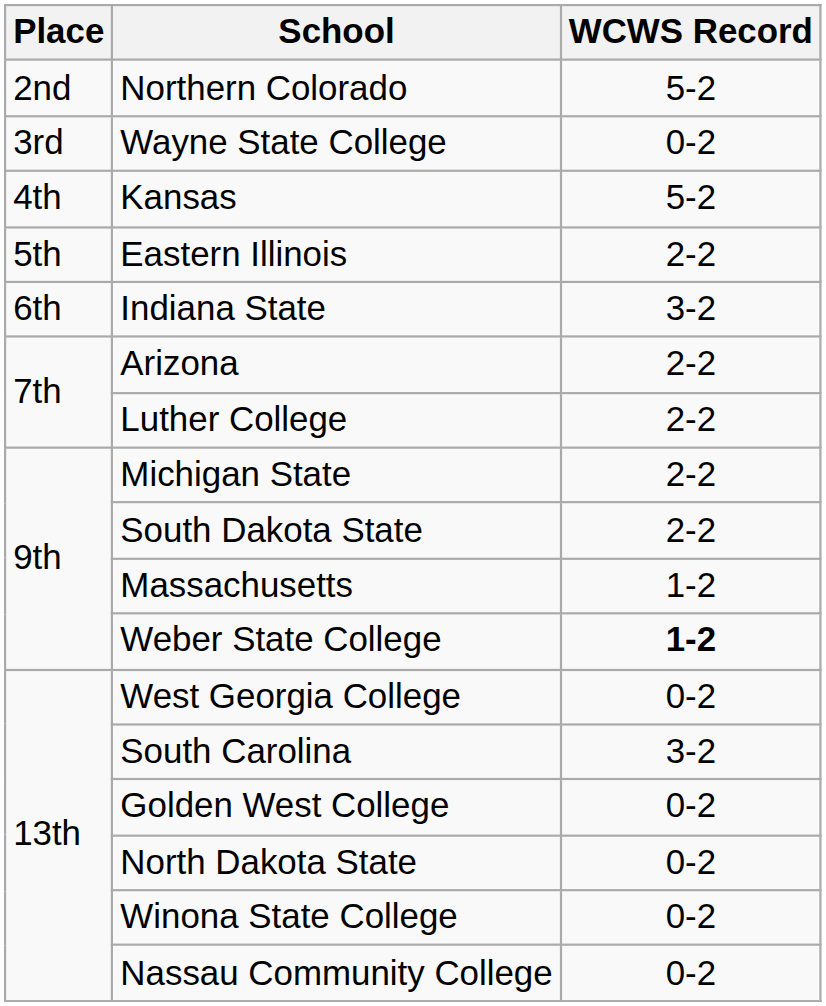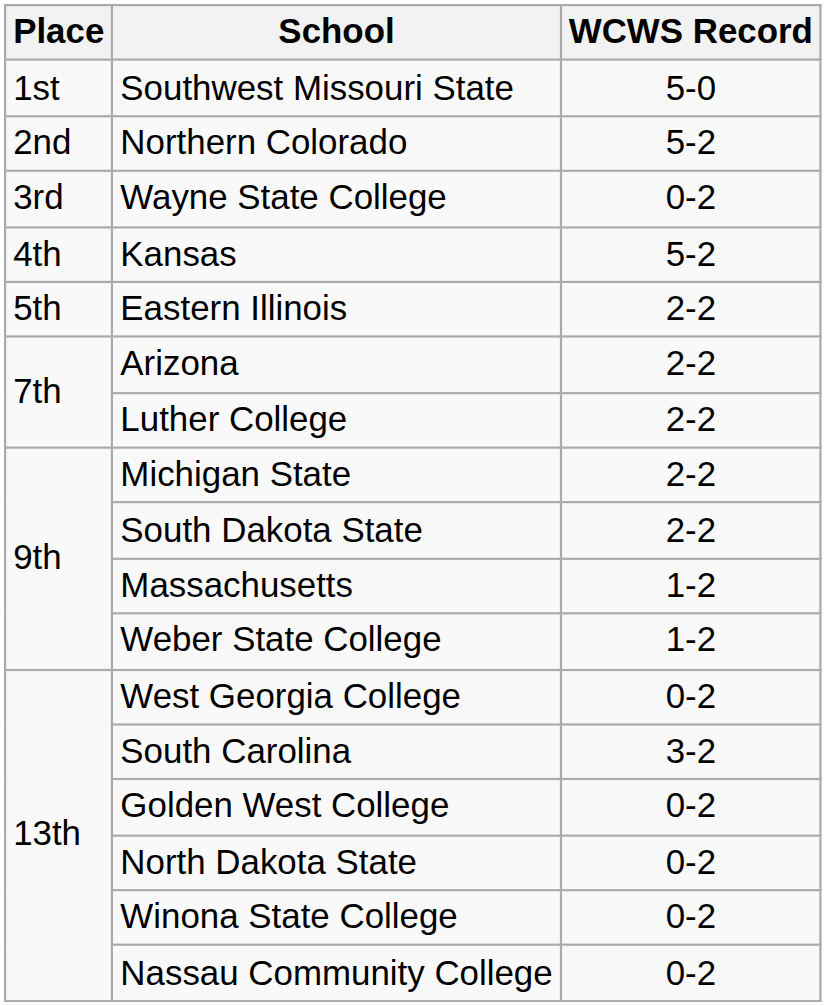+ row: (317, 87)
- row: (223, 308)
(691, 640) bold -> (691, 640) normal
